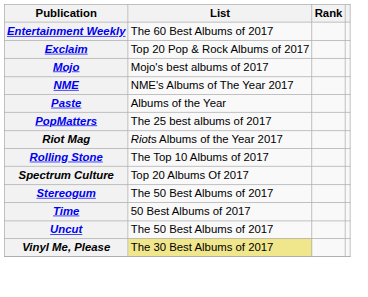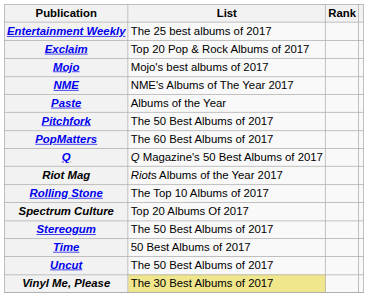(202, 31) The 60 Best Albums of 2017 -> (201, 31) The 25 best albums of 2017
+ row: (66, 121)
(201, 121) The 25 best albums of 2017 -> (202, 139) The 60 Best Albums of 2017
+ row: (66, 157)
